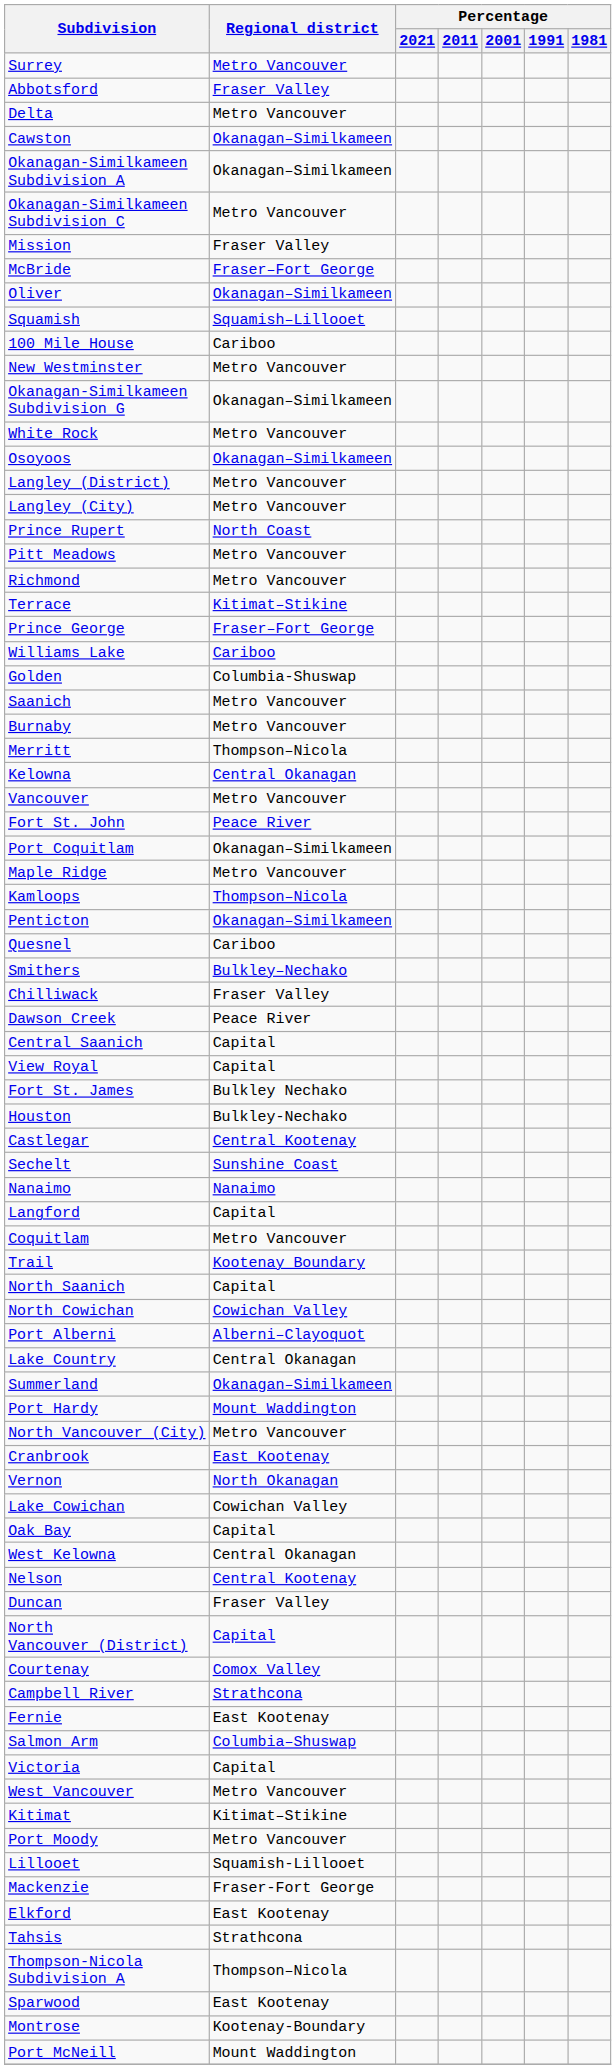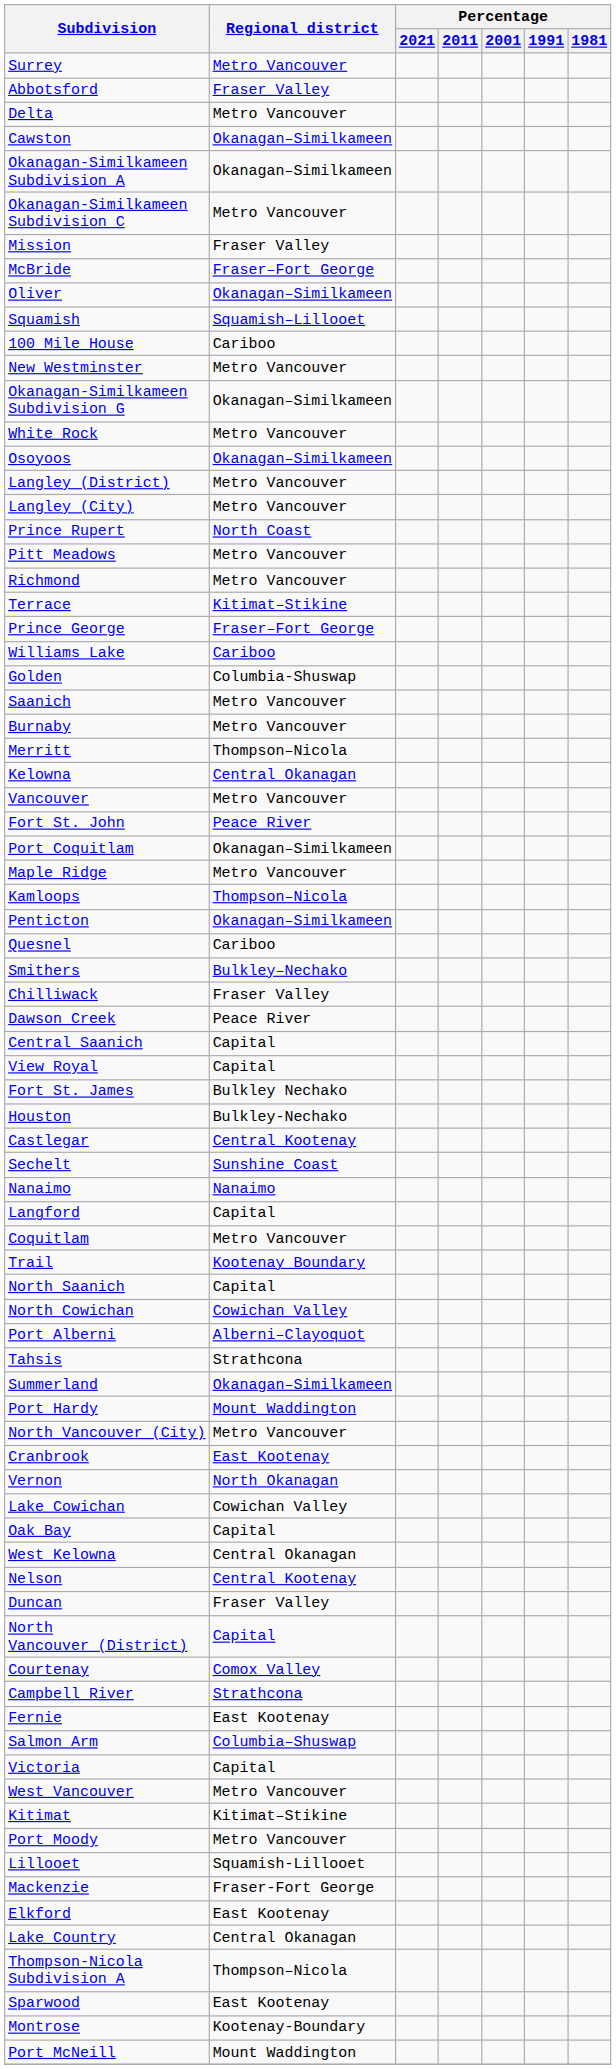rows swapped: (62, 1360) <-> (35, 1938)
